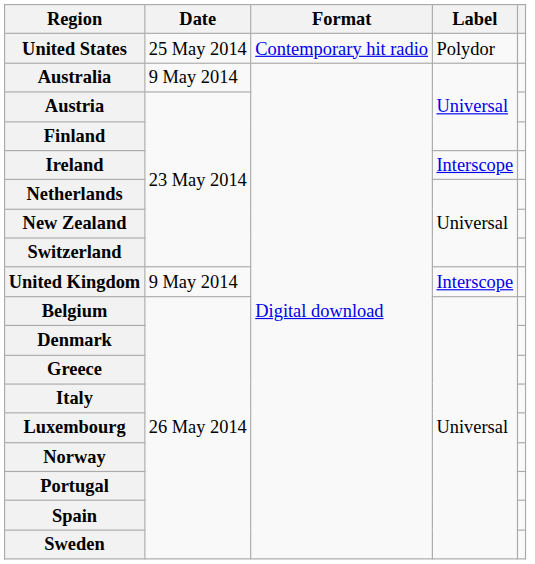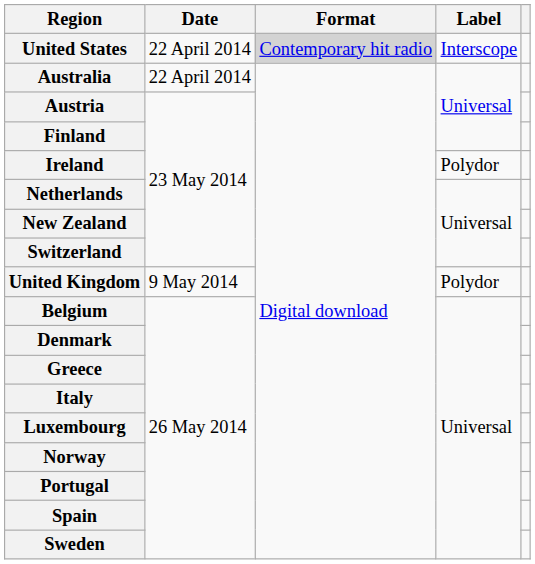(198, 48) 25 May 2014 -> (200, 48) 22 April 2014
(342, 48) no background -> (346, 48) lightgrey background
(466, 48) Polydor -> (479, 48) Interscope
(193, 77) 9 May 2014 -> (200, 77) 22 April 2014
(475, 164) Interscope -> (470, 164) Polydor
(475, 281) Interscope -> (470, 281) Polydor
